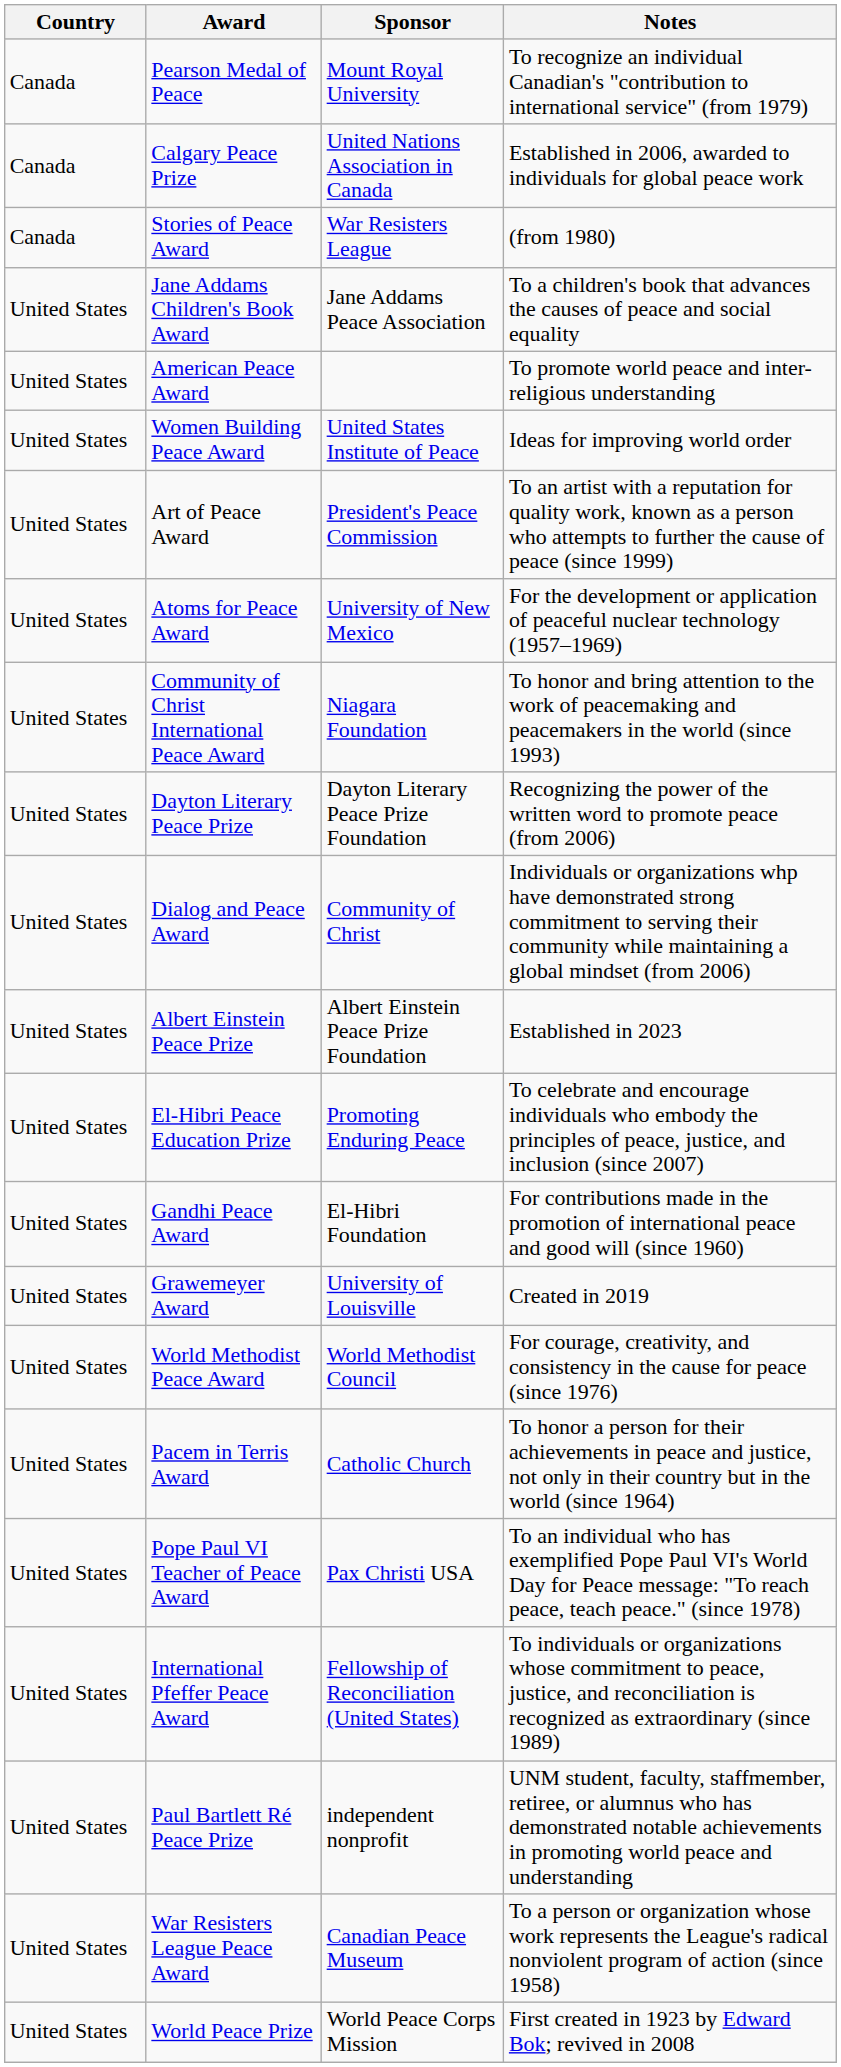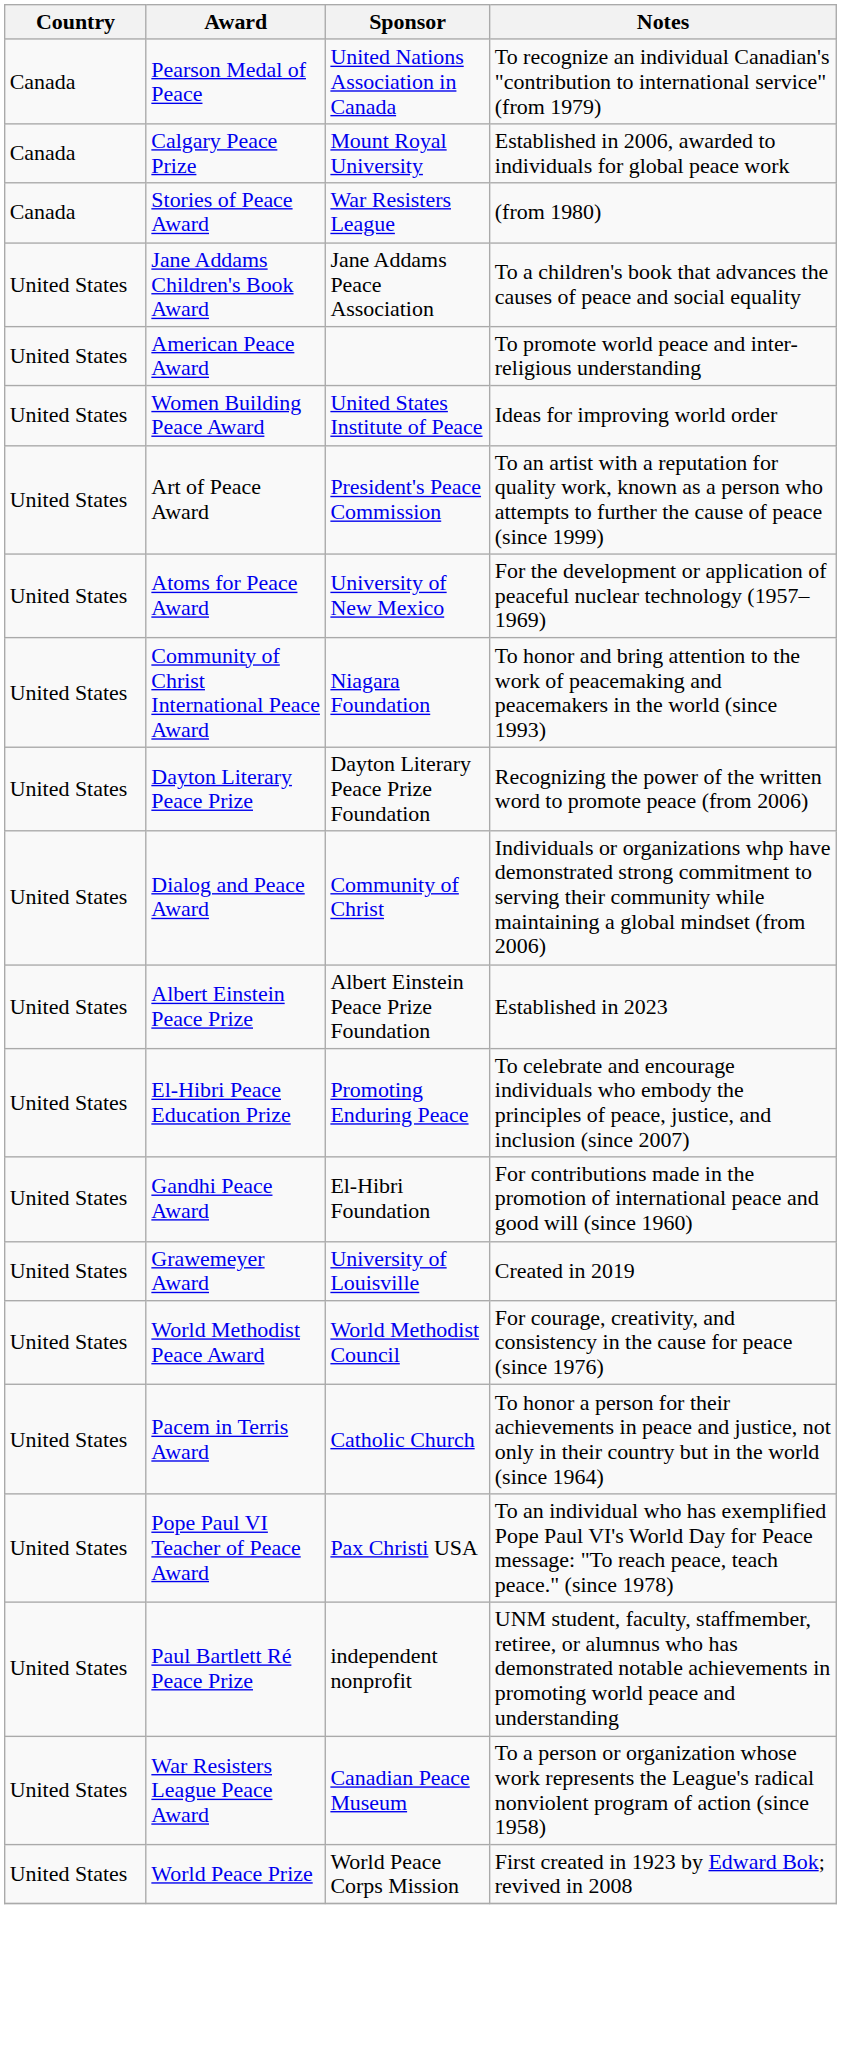(385, 81) Mount Royal University -> (397, 81) United Nations Association in Canada
(393, 165) United Nations Association in Canada -> (389, 153) Mount Royal University
- row: (210, 1693)
